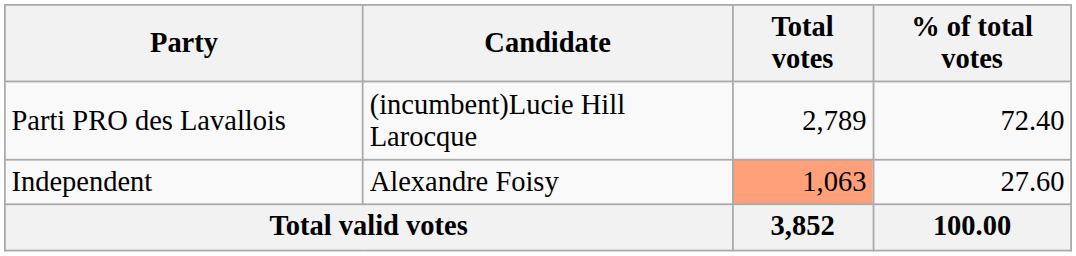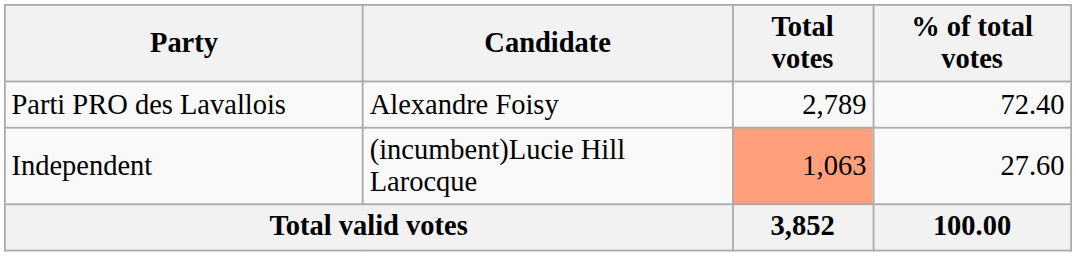(497, 120) (incumbent)Lucie Hill Larocque -> (464, 104) Alexandre Foisy
(464, 181) Alexandre Foisy -> (497, 165) (incumbent)Lucie Hill Larocque
